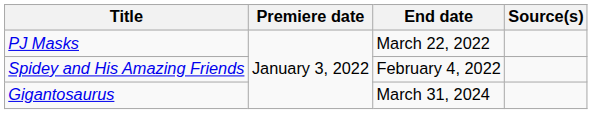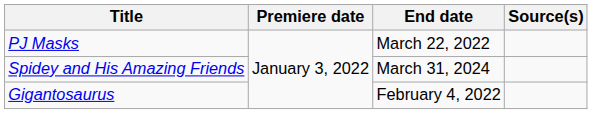(439, 69) February 4, 2022 -> (433, 69) March 31, 2024
(433, 95) March 31, 2024 -> (439, 95) February 4, 2022
